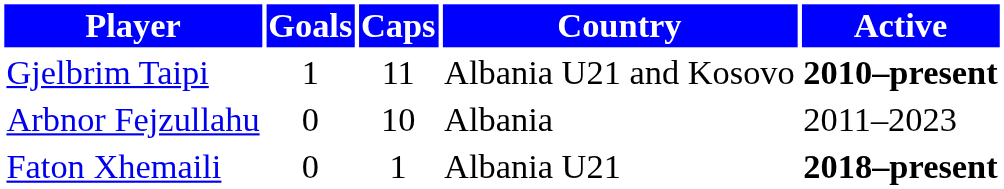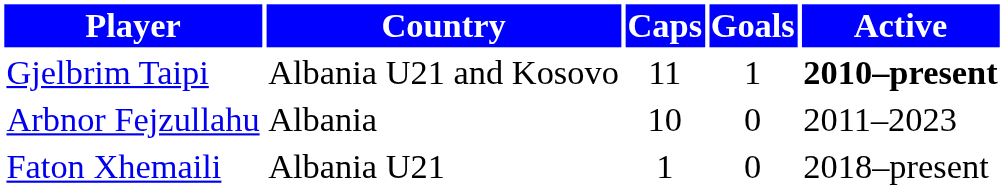columns swapped: (619, 25) <-> (310, 25)
(901, 167) bold -> (896, 167) normal
